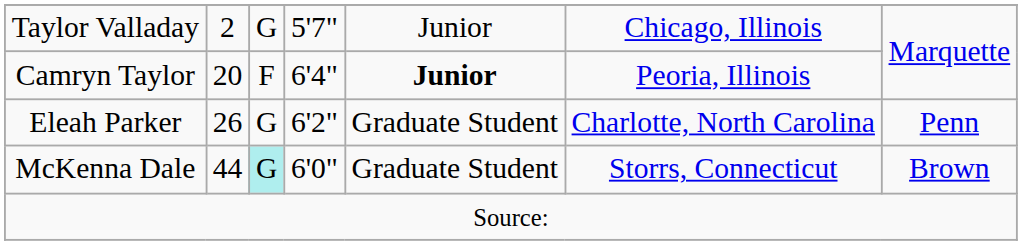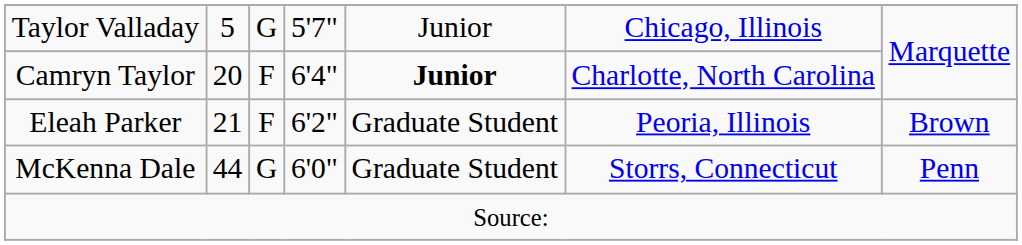(227, 27) 2 -> (227, 27) 5
(723, 74) Peoria, Illinois -> (723, 74) Charlotte, North Carolina
(227, 121) 26 -> (227, 121) 21
(267, 121) G -> (267, 121) F
(723, 121) Charlotte, North Carolina -> (723, 121) Peoria, Illinois
(949, 121) Penn -> (949, 121) Brown
(267, 168) paleturquoise background -> (267, 168) no background
(949, 168) Brown -> (949, 168) Penn
